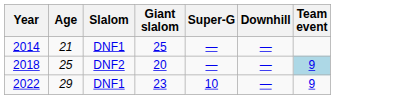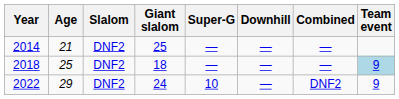+ column: (326, 20)
(109, 46) DNF1 -> (109, 46) DNF2
(160, 65) 20 -> (160, 65) 18
(109, 84) DNF1 -> (109, 84) DNF2
(160, 84) 23 -> (160, 84) 24
